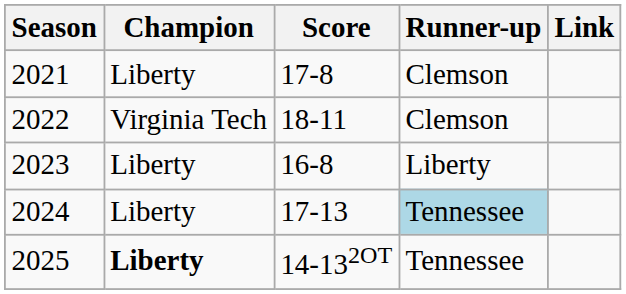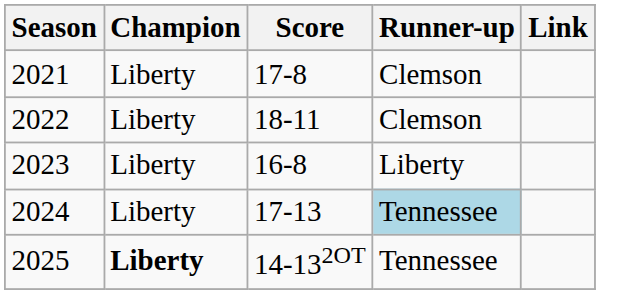(189, 119) Virginia Tech -> (153, 119) Liberty
